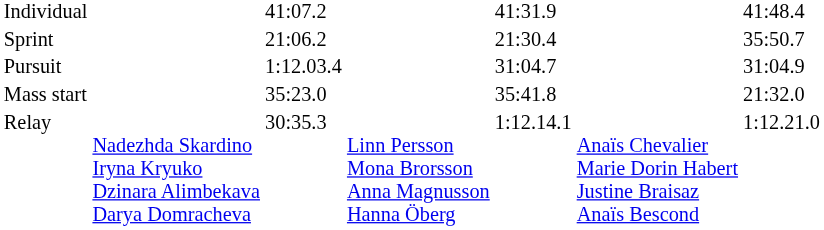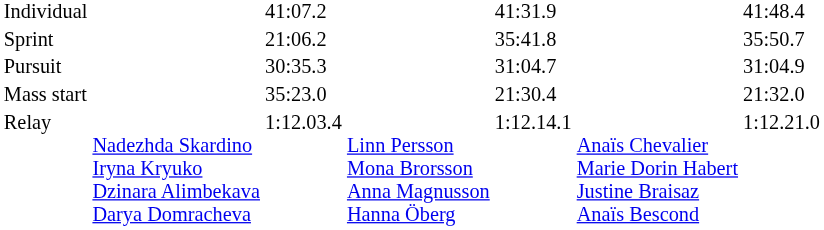(526, 39) 21:30.4 -> (526, 39) 35:41.8
(303, 66) 1:12.03.4 -> (296, 66) 30:35.3
(526, 94) 35:41.8 -> (526, 94) 21:30.4
(296, 122) 30:35.3 -> (303, 122) 1:12.03.4
